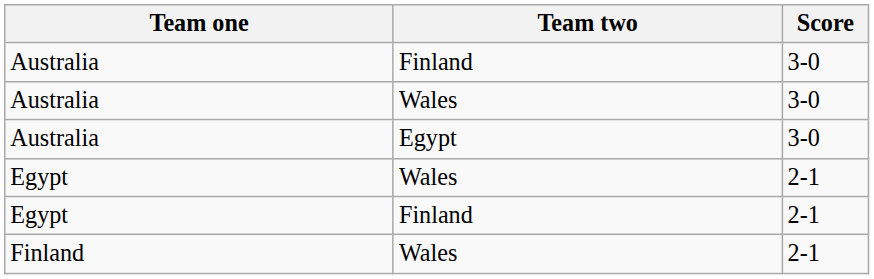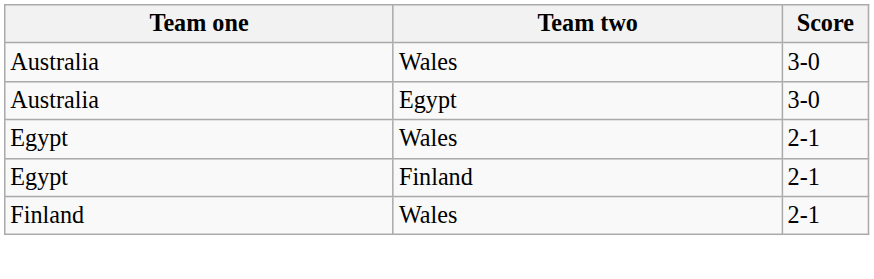- row: (55, 61)
